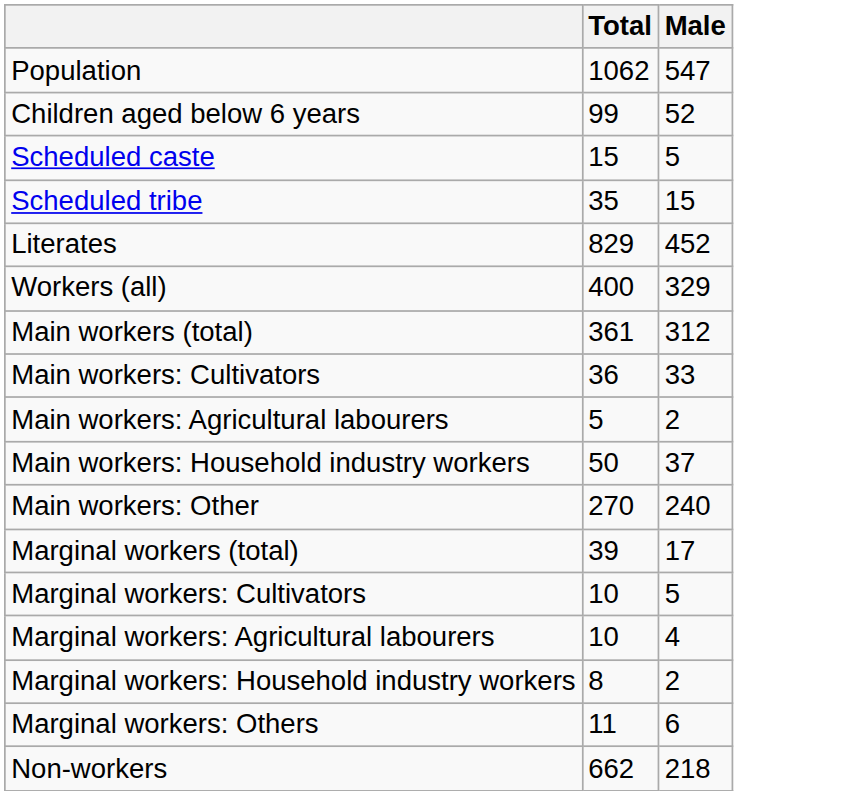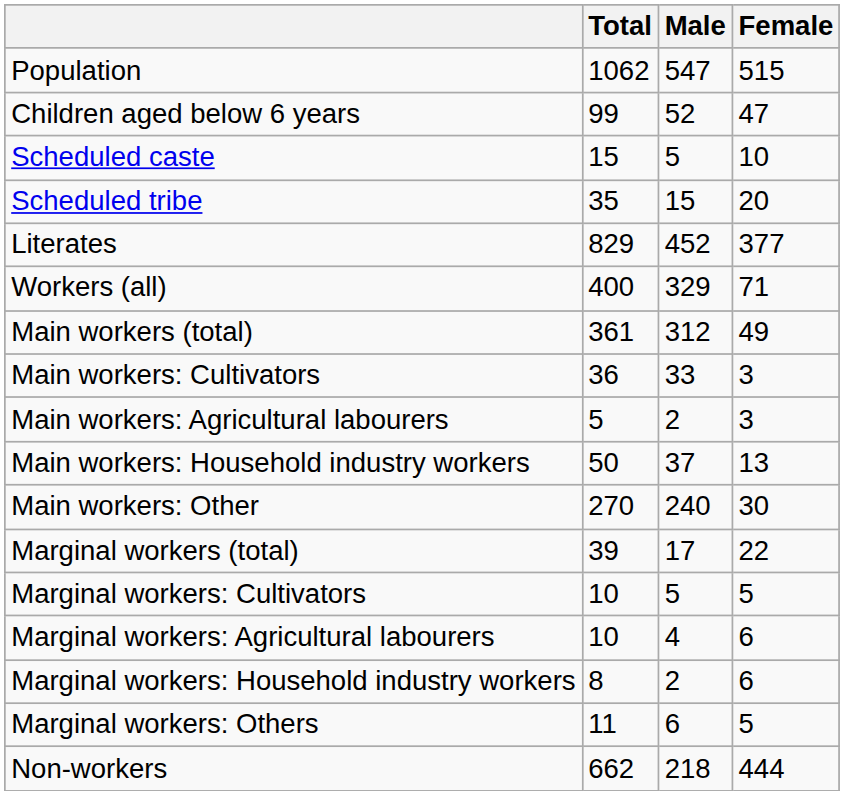+ column: (786, 26)
